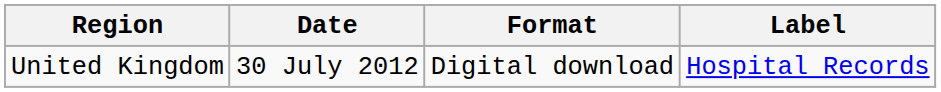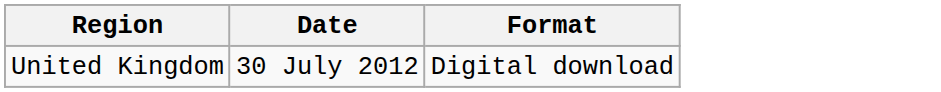- column: (808, 26)
